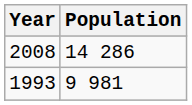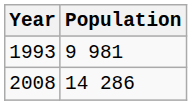rows swapped: (33, 84) <-> (33, 52)
